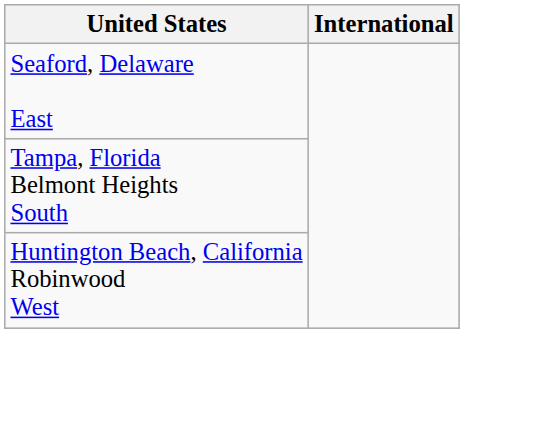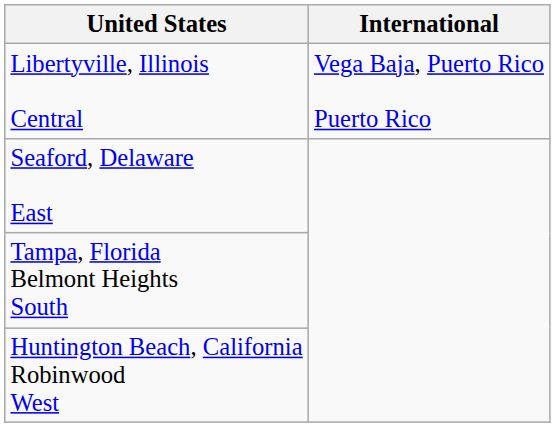+ row: (110, 90)
